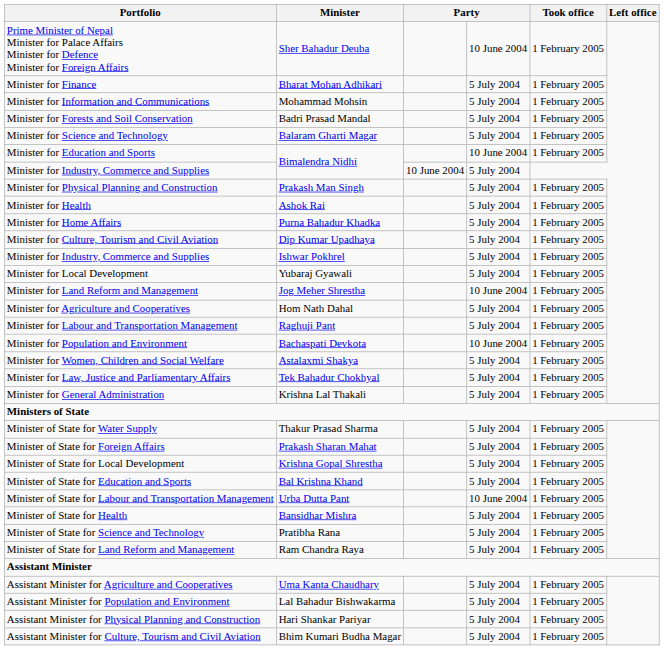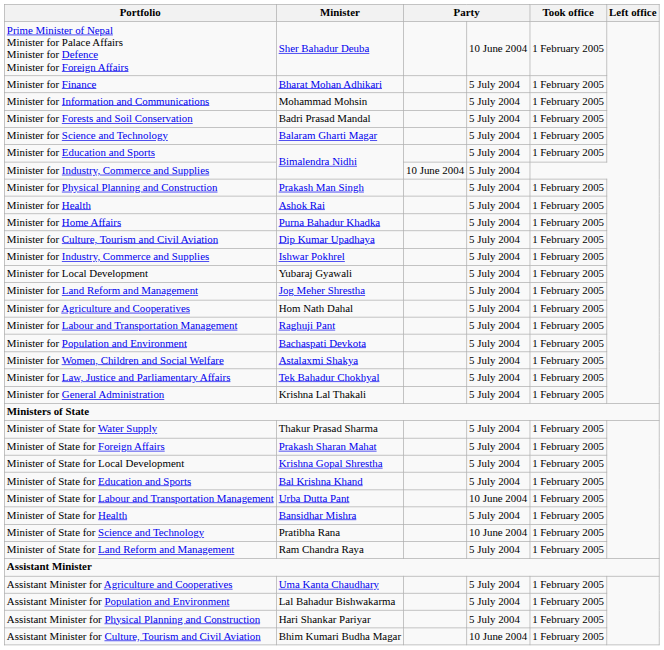(498, 153) 10 June 2004 -> (494, 153) 5 July 2004
(498, 291) 10 June 2004 -> (494, 291) 5 July 2004
(498, 343) 10 June 2004 -> (494, 343) 5 July 2004
(494, 532) 5 July 2004 -> (498, 532) 10 June 2004
(494, 636) 5 July 2004 -> (498, 636) 10 June 2004
